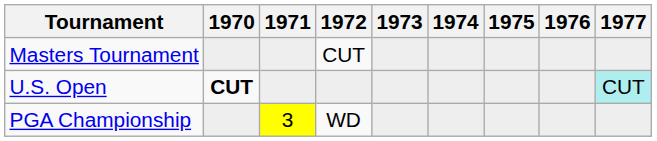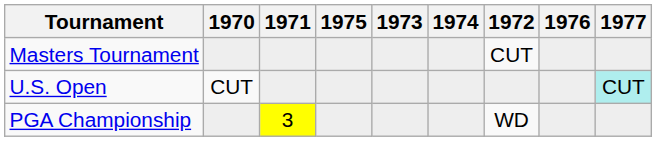columns swapped: (344, 21) <-> (512, 21)
(232, 87) bold -> (232, 87) normal
